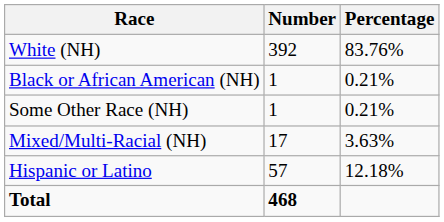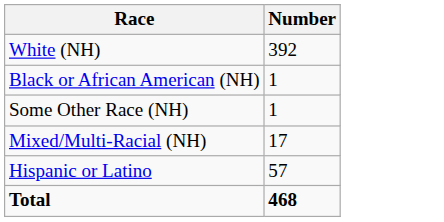- column: (390, 19)
